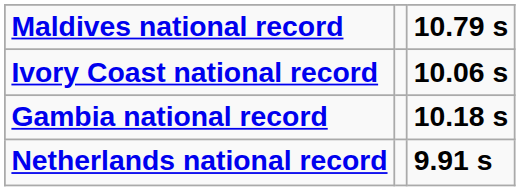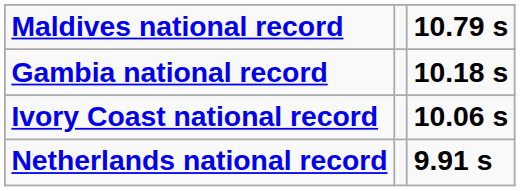rows swapped: (195, 71) <-> (170, 116)
